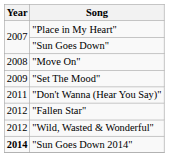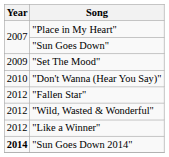- row: (56, 62)
(17, 95) 2011 -> (17, 78) 2010
+ row: (66, 128)
